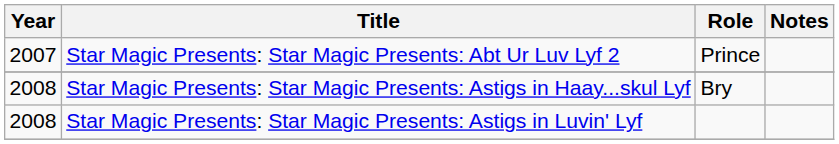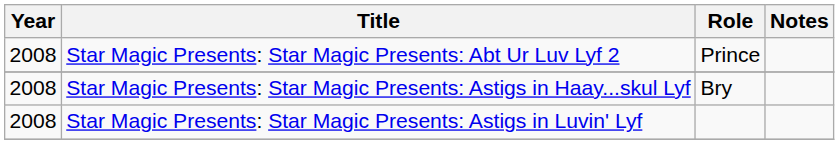(33, 54) 2007 -> (33, 54) 2008
